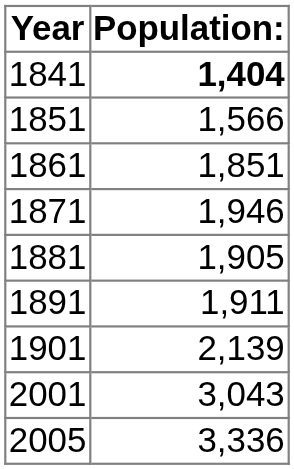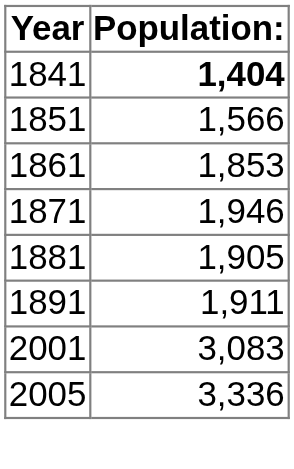(241, 165) 1,851 -> (241, 165) 1,853
- row: (48, 348)
(241, 394) 3,043 -> (241, 348) 3,083
